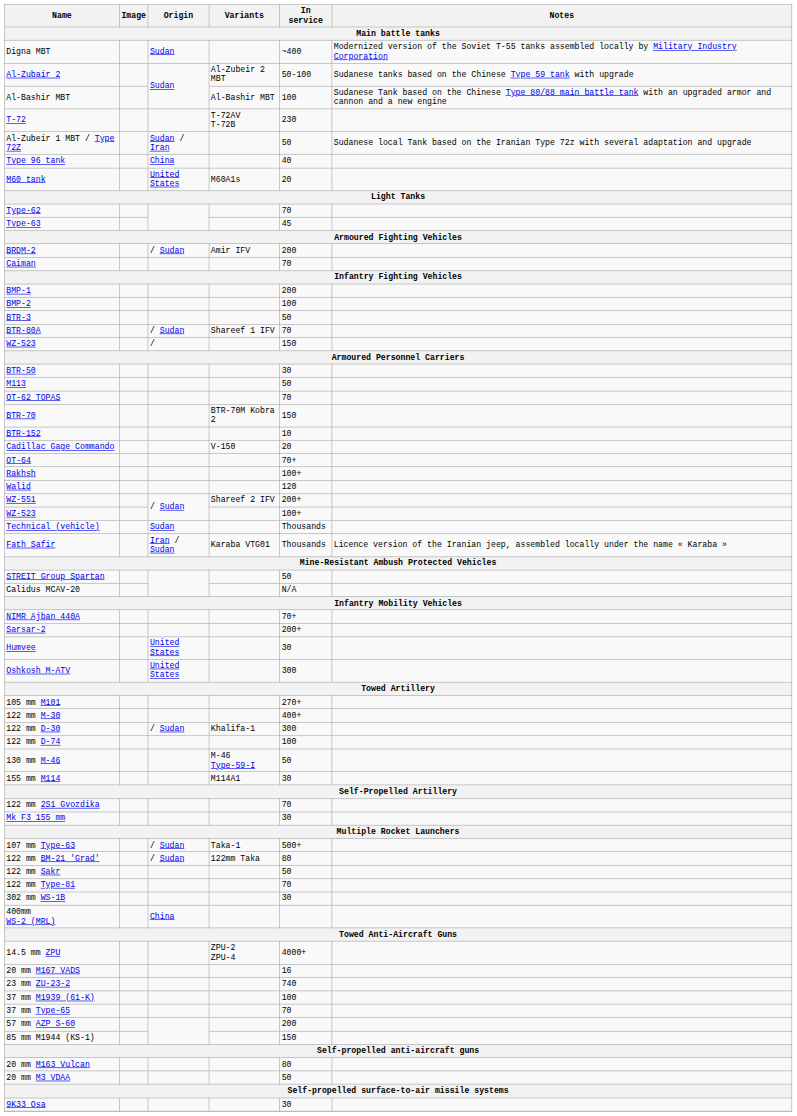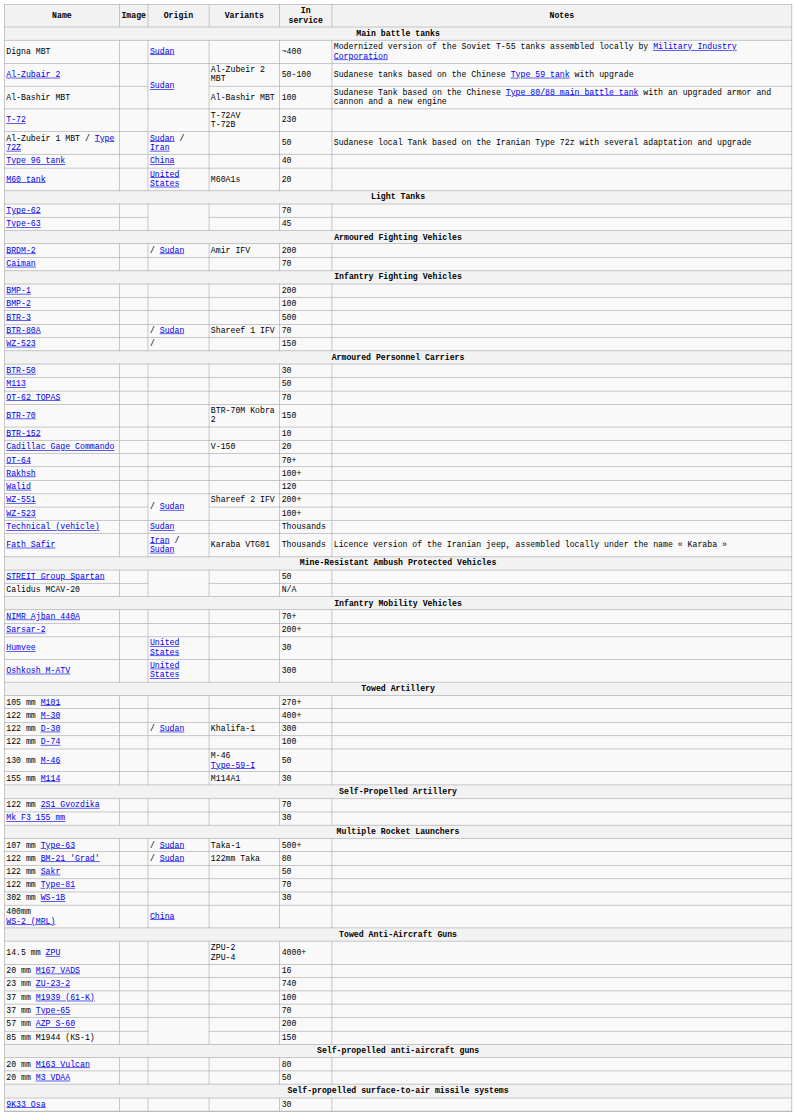(287, 317) 50 -> (289, 317) 500
